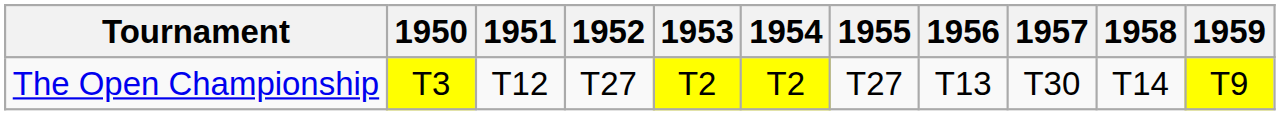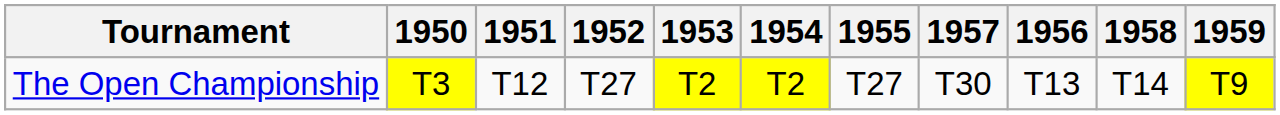columns swapped: (963, 31) <-> (1052, 31)
